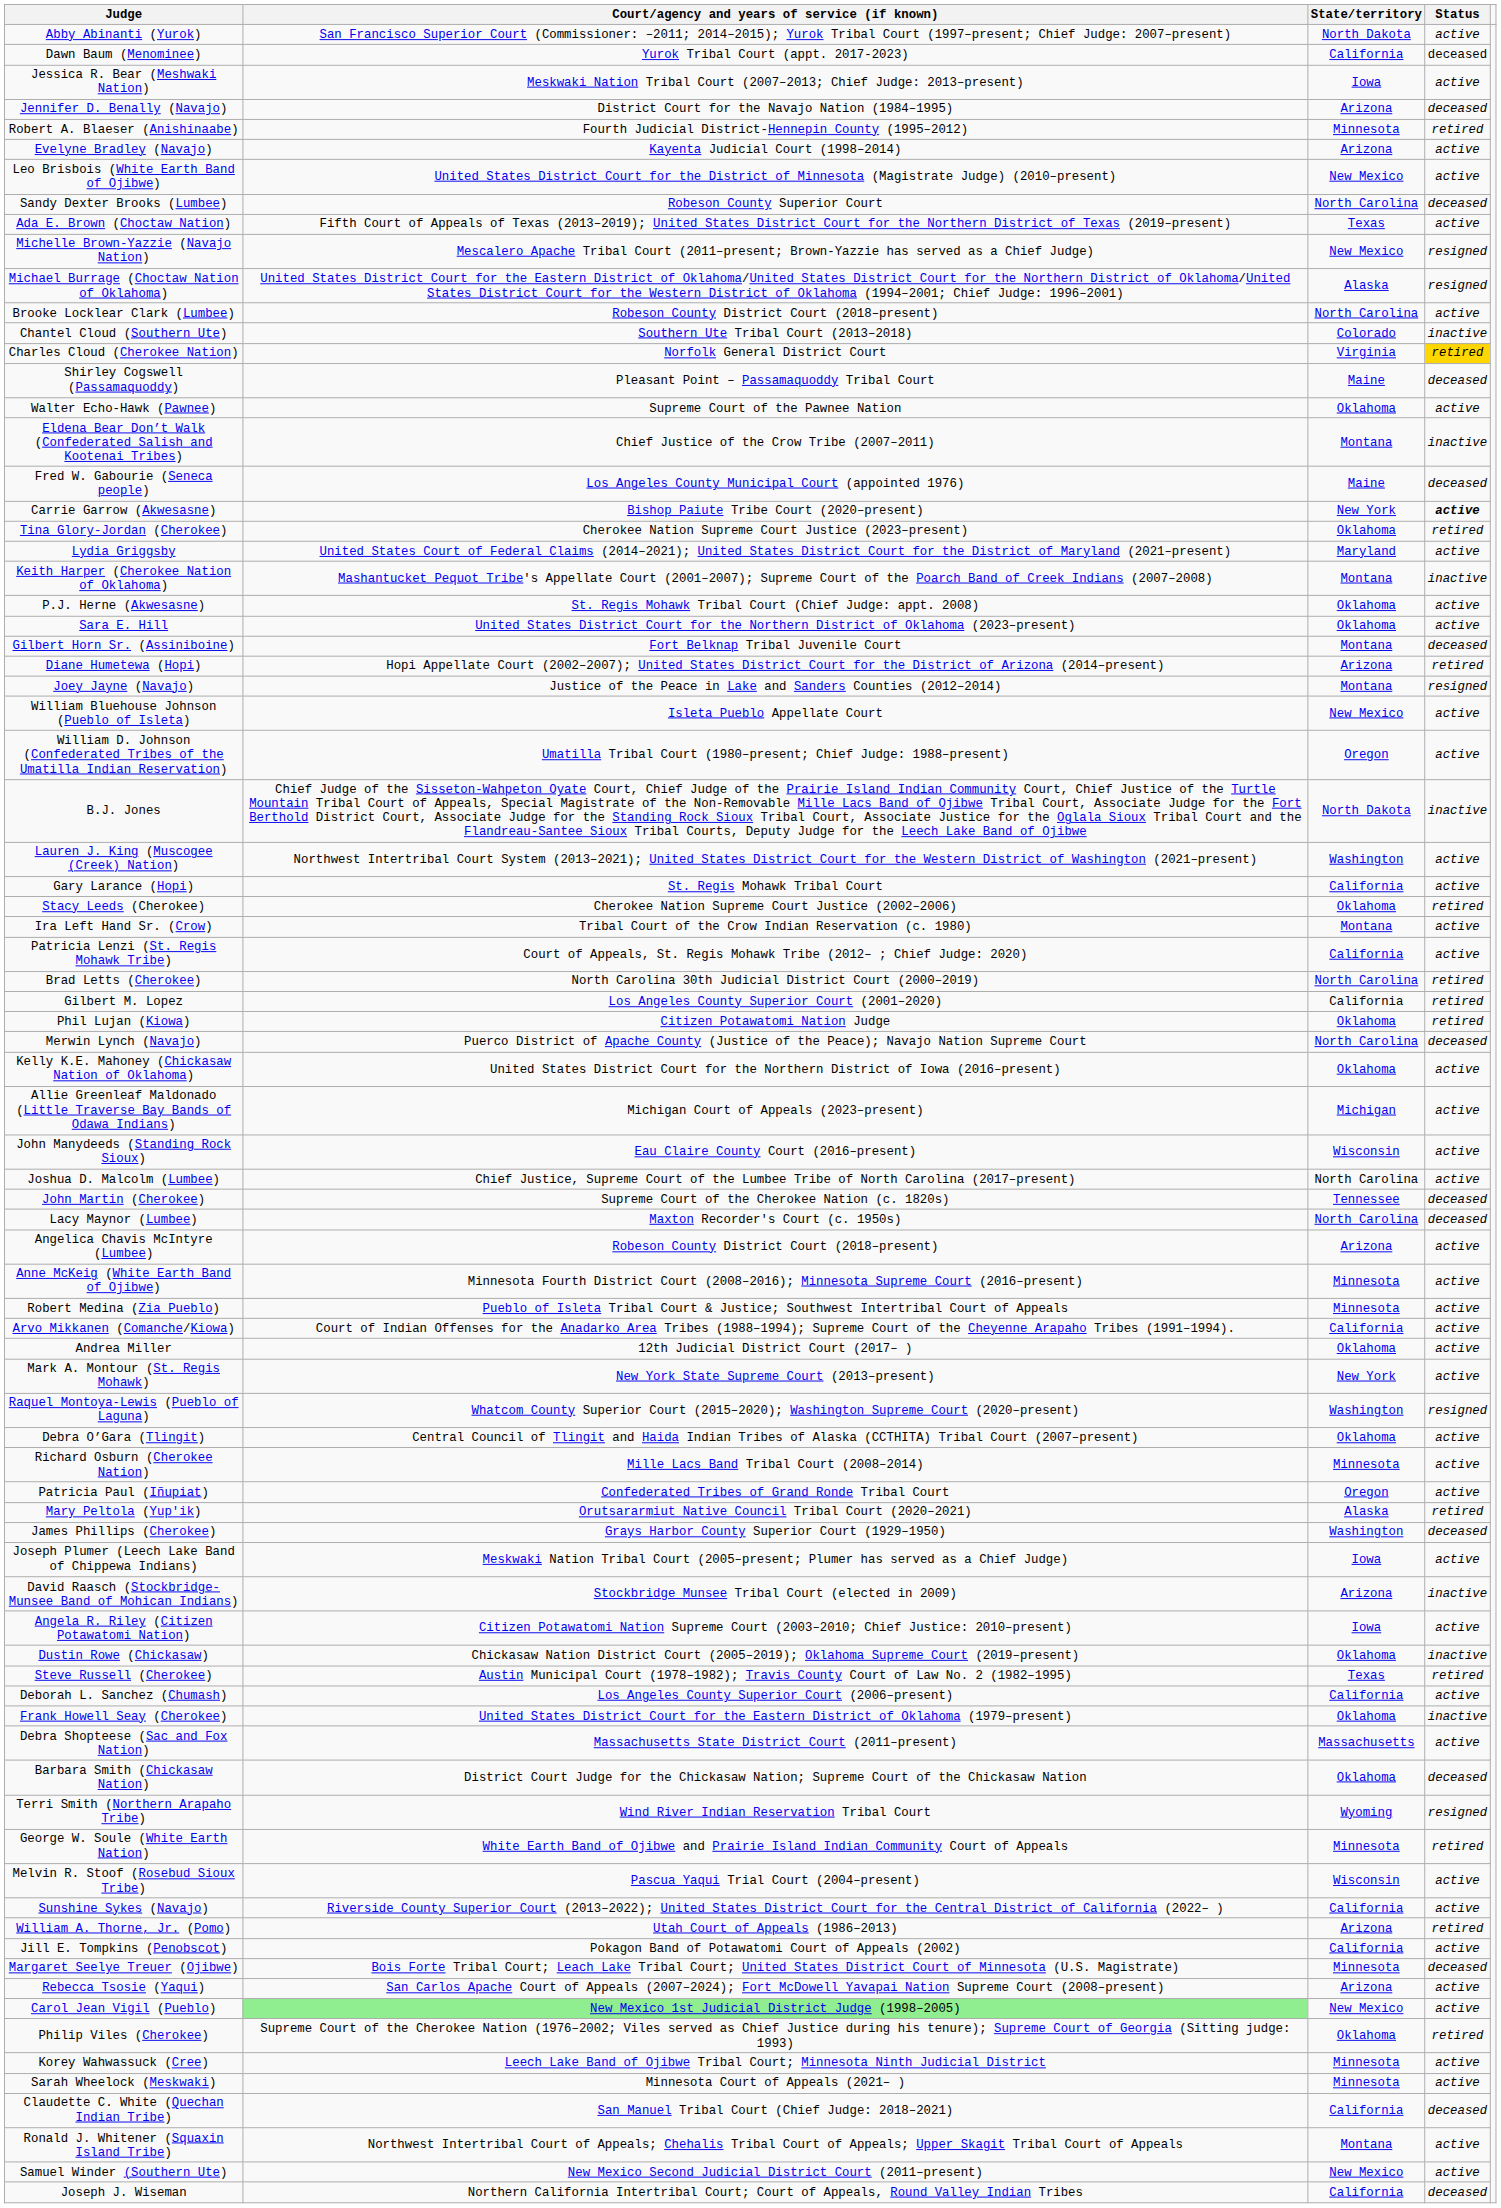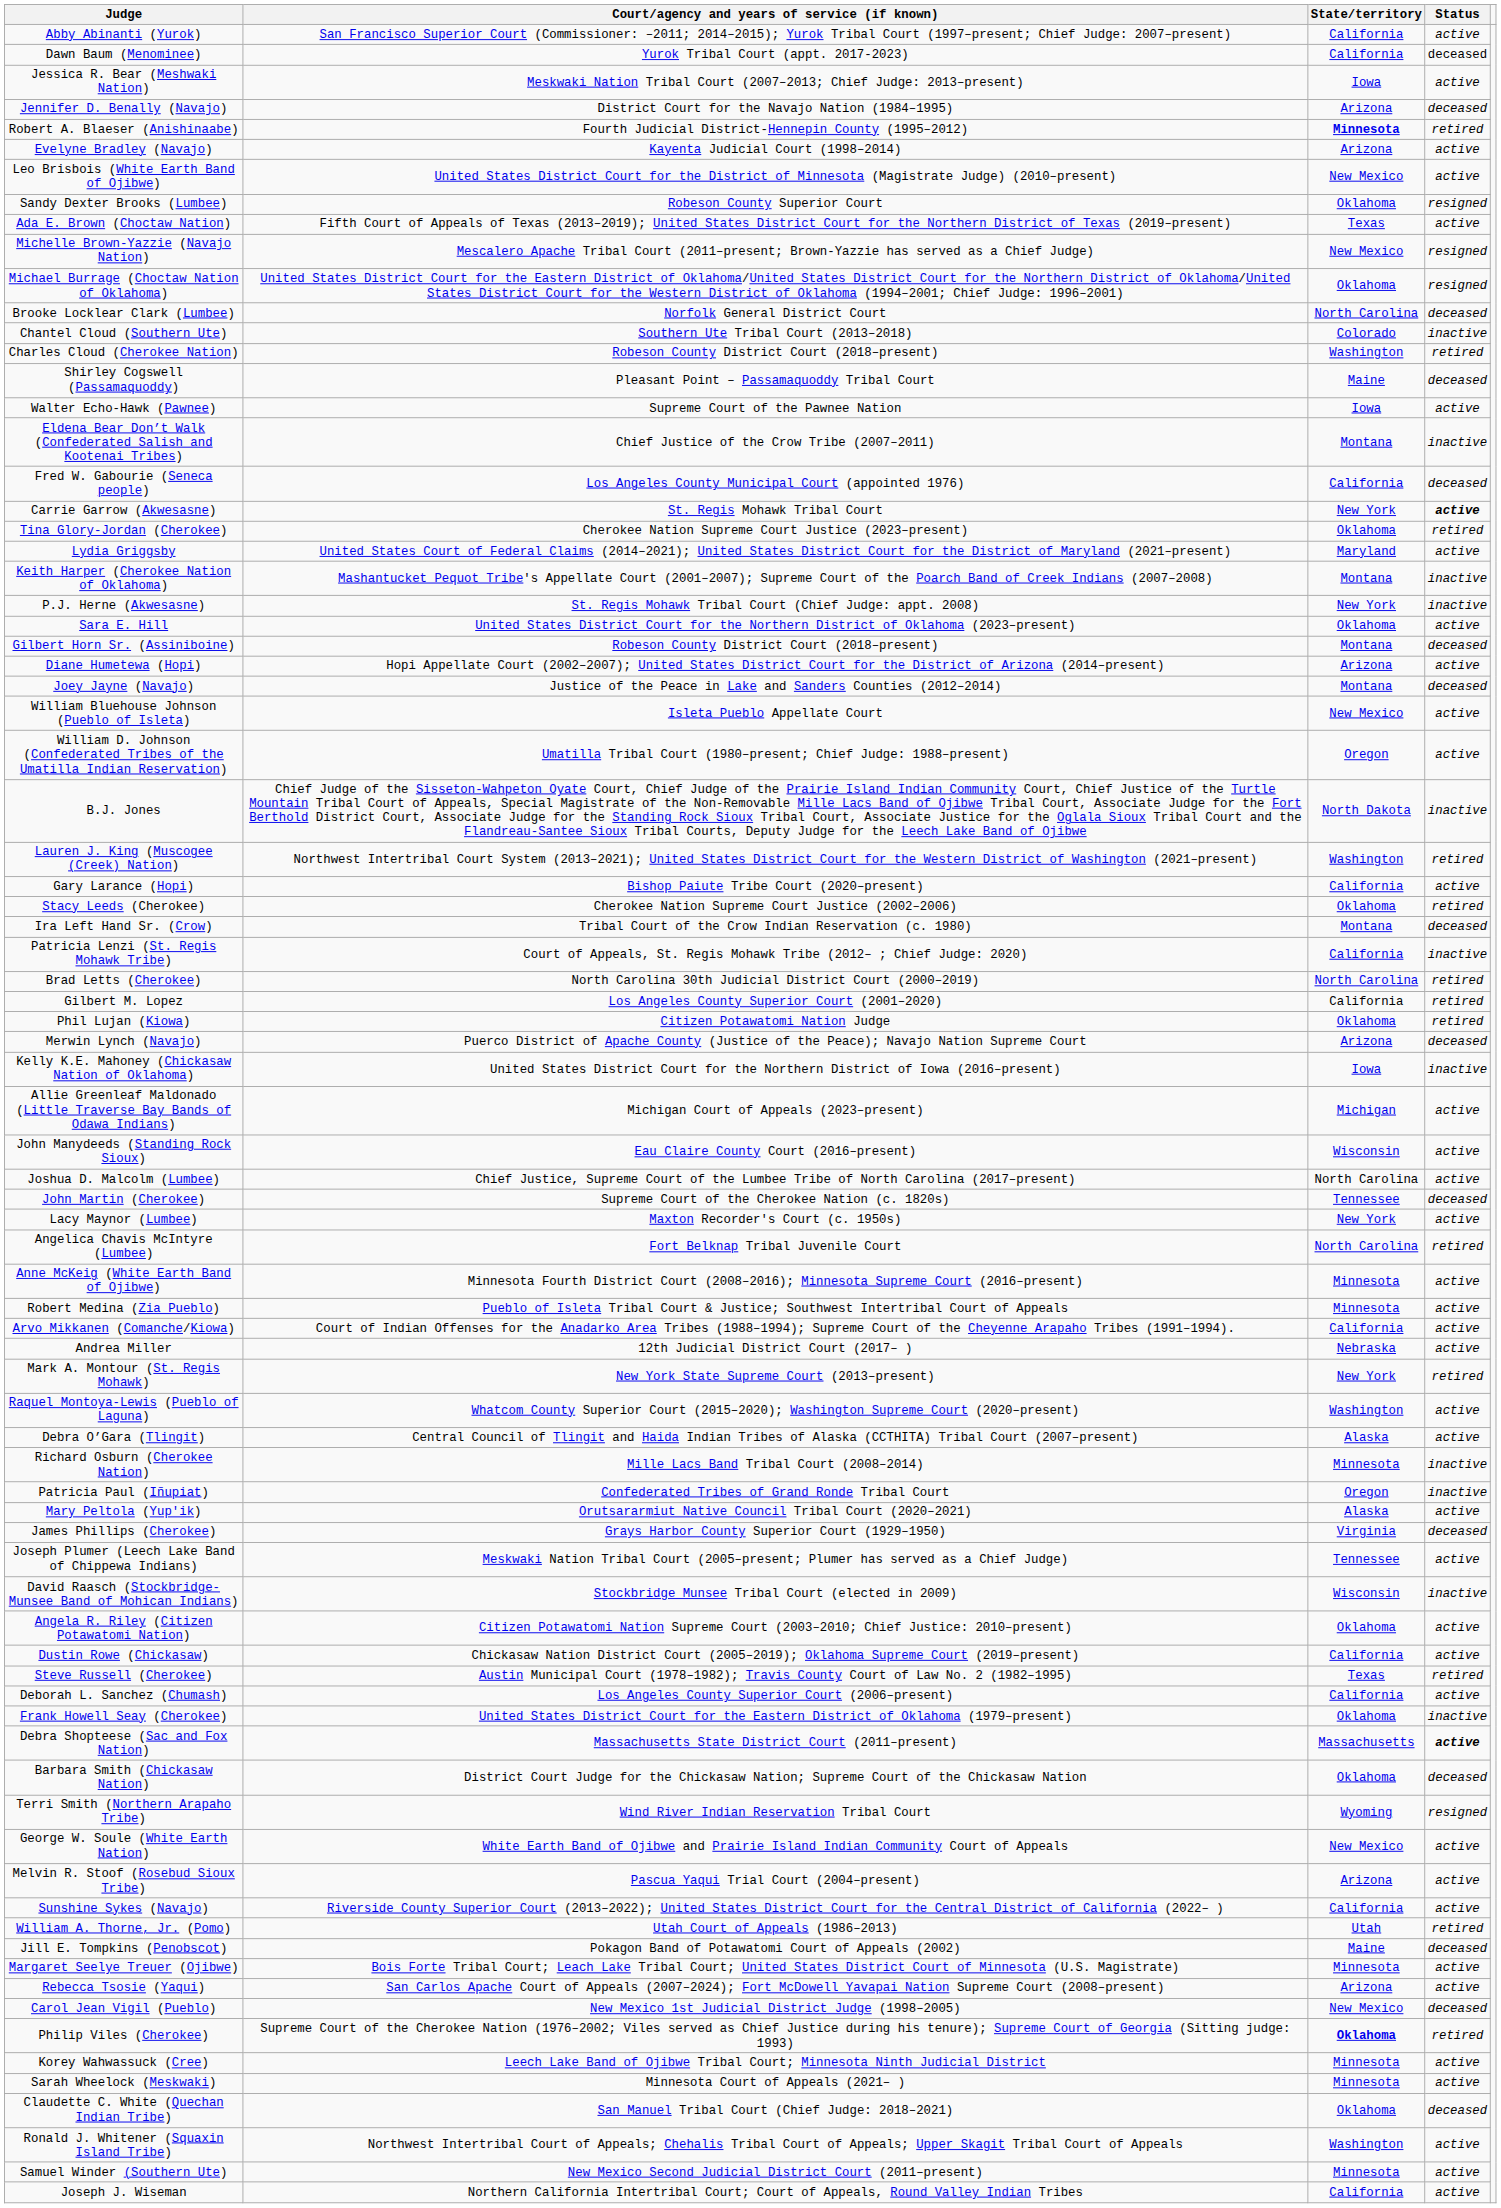(1366, 35) North Dakota -> (1366, 35) California
(1366, 129) normal -> (1366, 129) bold
(1366, 204) North Carolina -> (1366, 204) Oklahoma
(1457, 204) deceased -> (1457, 204) resigned
(1366, 286) Alaska -> (1366, 286) Oklahoma
(775, 313) Robeson County District Court (2018–present) -> (775, 313) Norfolk General District Court
(1457, 313) active -> (1457, 313) deceased
(775, 353) Norfolk General District Court -> (775, 353) Robeson County District Court (2018–present)
(1366, 353) Virginia -> (1366, 353) Washington
(1457, 353) gold background -> (1457, 353) no background
(1366, 408) Oklahoma -> (1366, 408) Iowa
(1366, 484) Maine -> (1366, 484) California
(775, 511) Bishop Paiute Tribe Court (2020–present) -> (775, 511) St. Regis Mohawk Tribal Court
(1366, 606) Oklahoma -> (1366, 606) New York
(1457, 606) active -> (1457, 606) inactive
(775, 646) Fort Belknap Tribal Juvenile Court -> (775, 646) Robeson County District Court (2018–present)
(1457, 666) retired -> (1457, 666) active
(1457, 686) resigned -> (1457, 686) deceased
(1457, 859) active -> (1457, 859) retired
(775, 887) St. Regis Mohawk Tribal Court -> (775, 887) Bishop Paiute Tribe Court (2020–present)
(1457, 927) active -> (1457, 927) deceased
(1457, 954) active -> (1457, 954) inactive
(1366, 1042) North Carolina -> (1366, 1042) Arizona
(1366, 1069) Oklahoma -> (1366, 1069) Iowa
(1457, 1069) active -> (1457, 1069) inactive
(1366, 1220) North Carolina -> (1366, 1220) New York
(1457, 1220) deceased -> (1457, 1220) active
(775, 1247) Robeson County District Court (2018–present) -> (775, 1247) Fort Belknap Tribal Juvenile Court
(1366, 1247) Arizona -> (1366, 1247) North Carolina
(1457, 1247) active -> (1457, 1247) retired
(1366, 1349) Oklahoma -> (1366, 1349) Nebraska
(1457, 1376) active -> (1457, 1376) retired
(1457, 1410) resigned -> (1457, 1410) active
(1366, 1438) Oklahoma -> (1366, 1438) Alaska
(1457, 1465) active -> (1457, 1465) inactive
(1457, 1492) active -> (1457, 1492) inactive
(1457, 1512) retired -> (1457, 1512) active
(1366, 1532) Washington -> (1366, 1532) Virginia
(1366, 1560) Iowa -> (1366, 1560) Tennessee
(1366, 1594) Arizona -> (1366, 1594) Wisconsin
(1366, 1628) Iowa -> (1366, 1628) Oklahoma
(1366, 1656) Oklahoma -> (1366, 1656) California
(1457, 1656) inactive -> (1457, 1656) active
(1457, 1743) normal -> (1457, 1743) bold
(1366, 1846) Minnesota -> (1366, 1846) New Mexico
(1457, 1846) retired -> (1457, 1846) active
(1366, 1881) Wisconsin -> (1366, 1881) Arizona
(1366, 1928) Arizona -> (1366, 1928) Utah
(1366, 1948) California -> (1366, 1948) Maine
(1457, 1948) active -> (1457, 1948) deceased
(1457, 1968) deceased -> (1457, 1968) active
(775, 2009) lightgreen background -> (775, 2009) no background
(1457, 2009) active -> (1457, 2009) deceased
(1366, 2036) normal -> (1366, 2036) bold
(1366, 2111) California -> (1366, 2111) Oklahoma
(1366, 2145) Montana -> (1366, 2145) Washington
(1366, 2172) New Mexico -> (1366, 2172) Minnesota
(1457, 2192) deceased -> (1457, 2192) active
